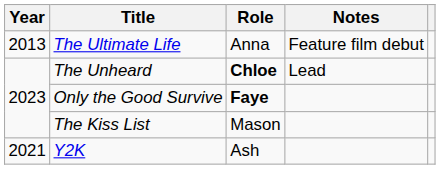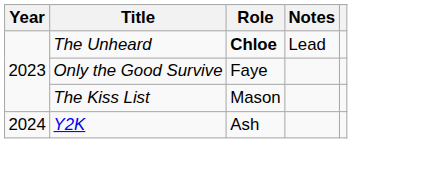- row: (117, 44)
(249, 97) bold -> (249, 71) normal
(27, 151) 2021 -> (27, 124) 2024
